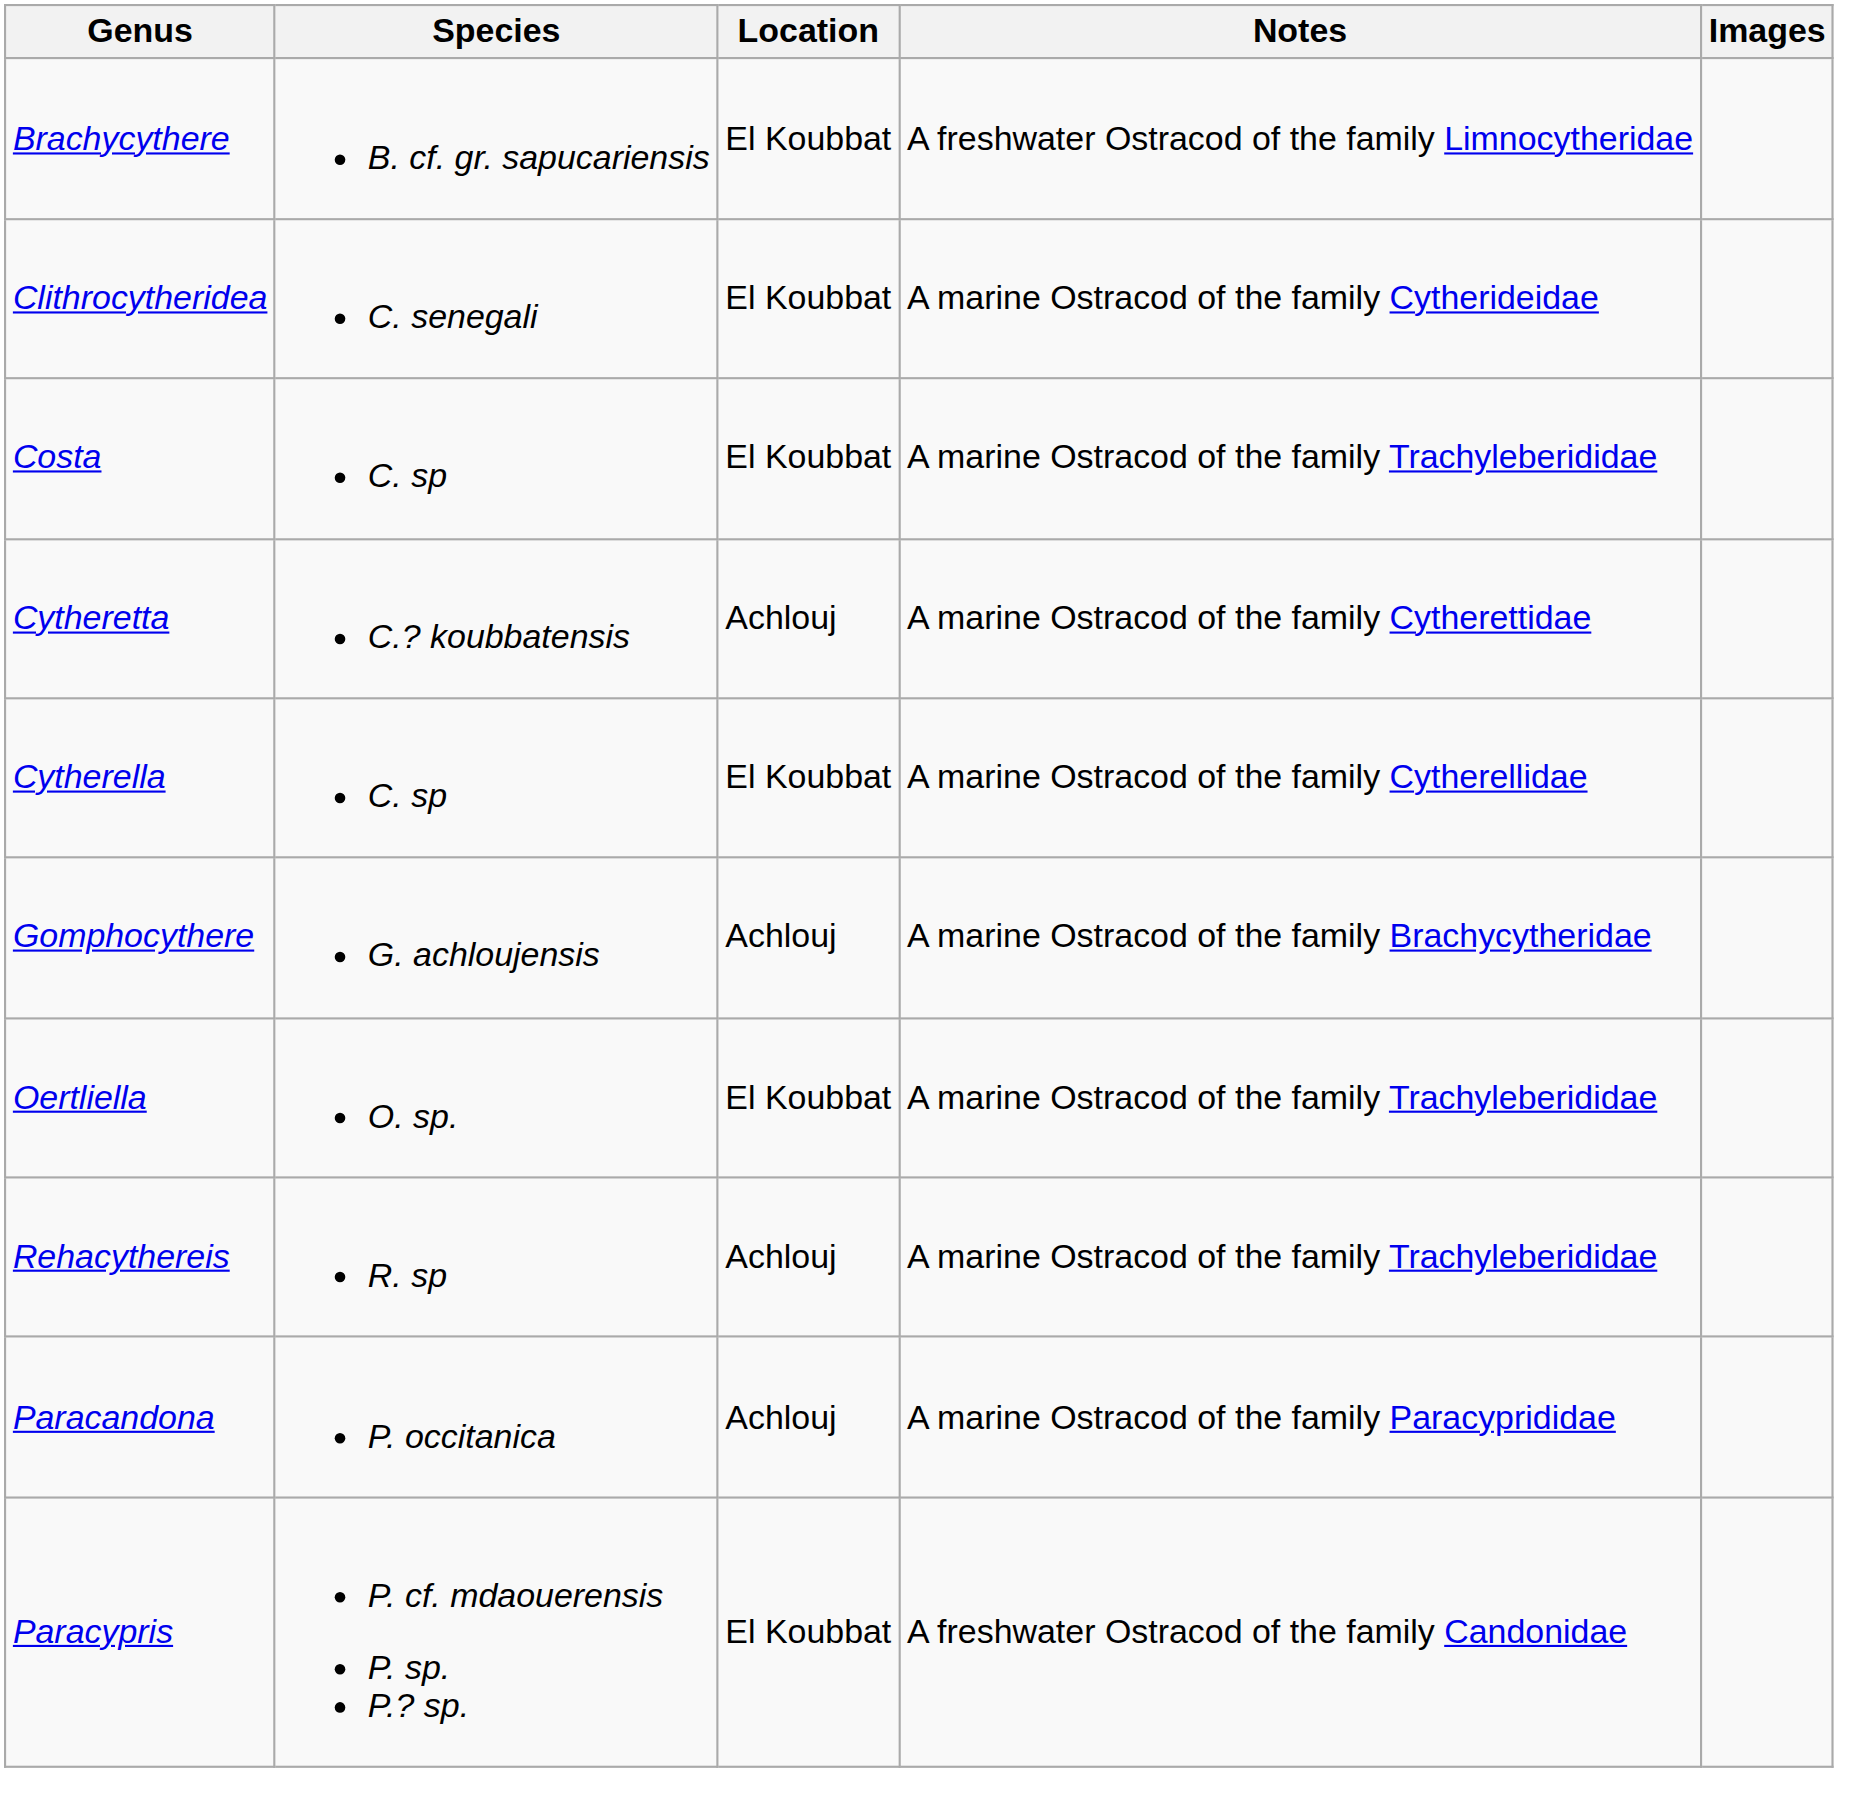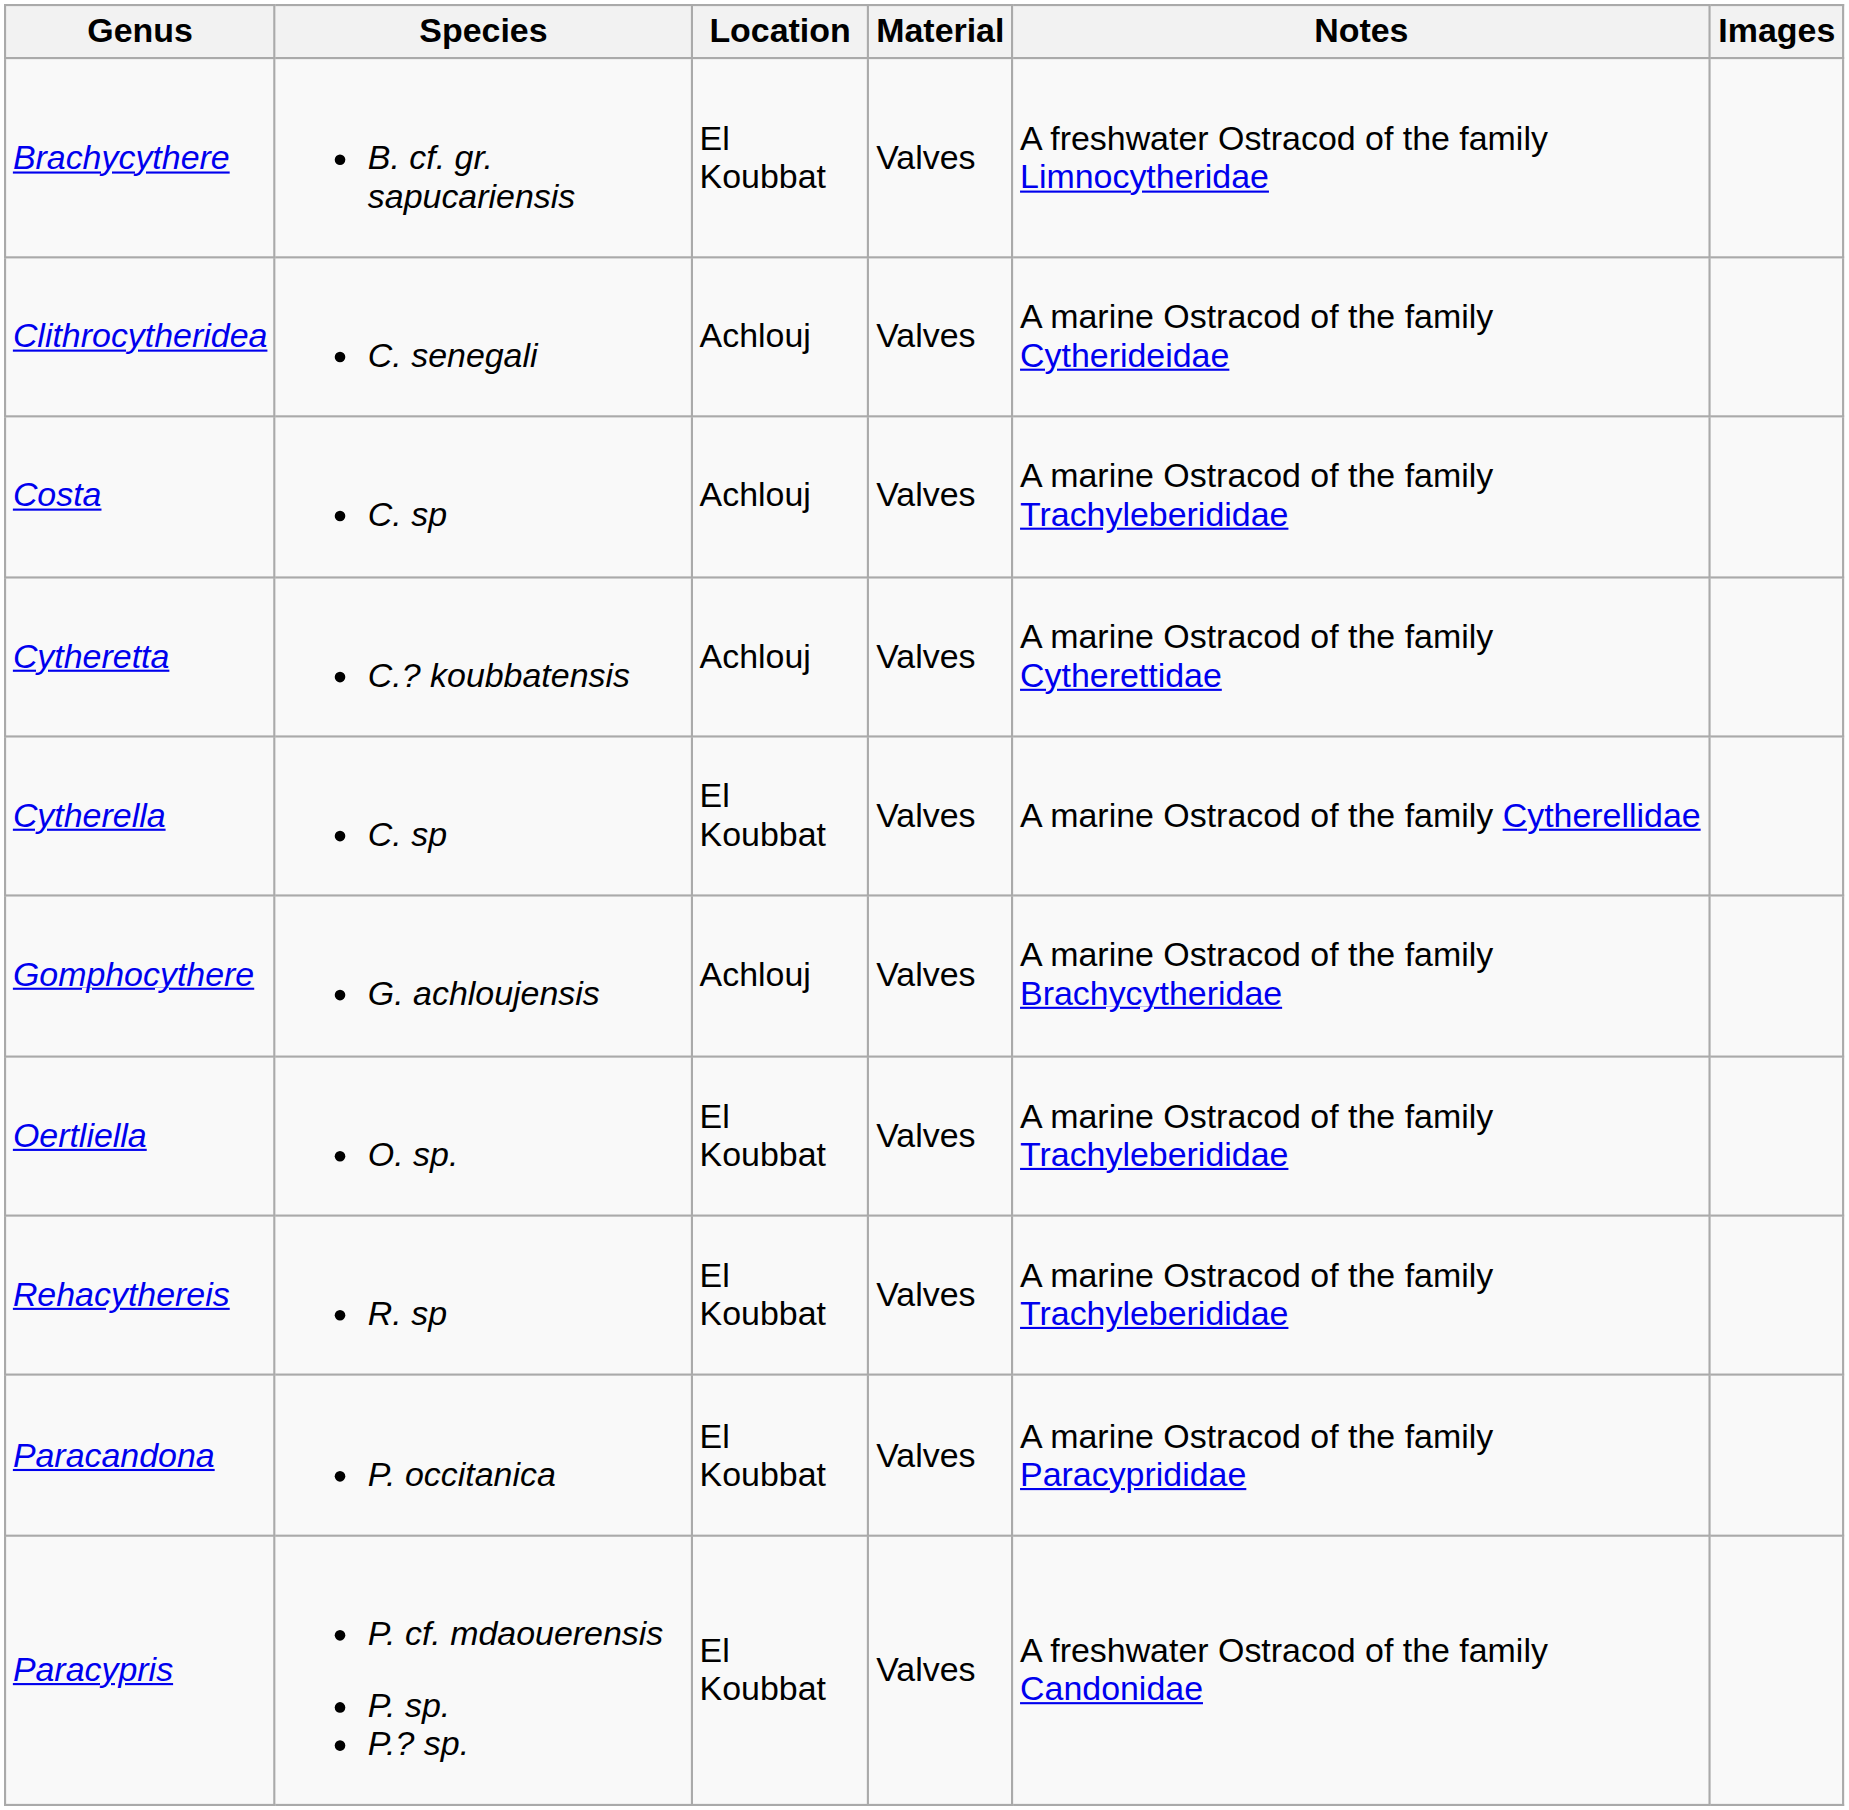+ column: (940, 31)
(808, 297) El Koubbat -> (755, 336) Achlouj
(808, 457) El Koubbat -> (755, 495) Achlouj
(781, 1256) Achlouj -> (763, 1294) El Koubbat
(781, 1416) Achlouj -> (763, 1454) El Koubbat
